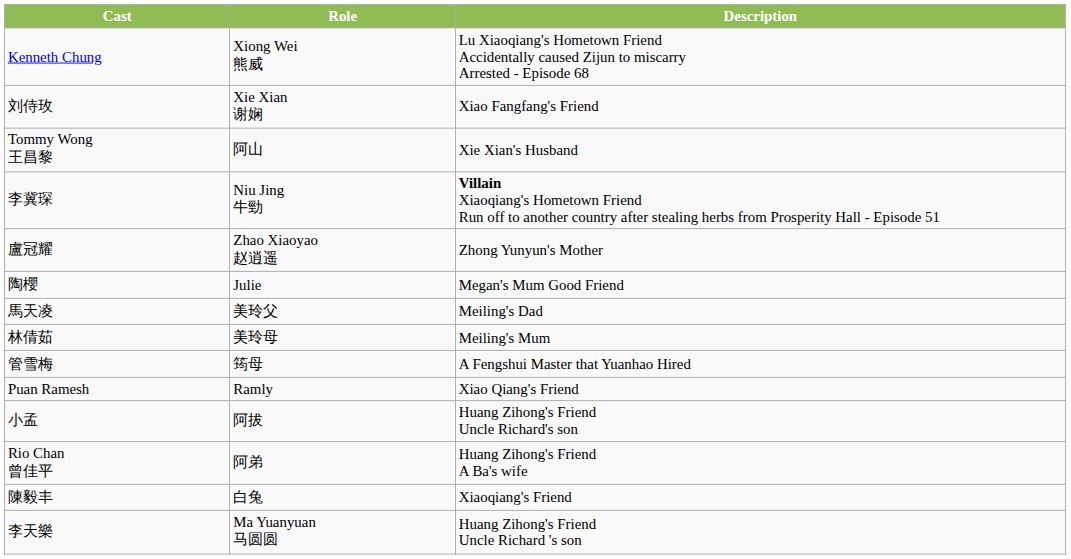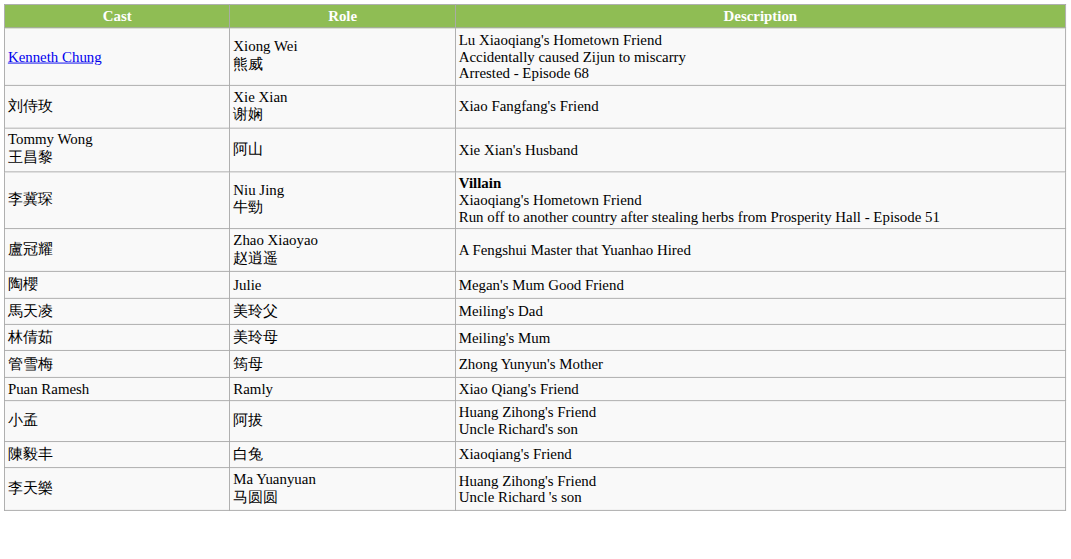(531, 250) Zhong Yunyun's Mother -> (575, 250) A Fengshui Master that Yuanhao Hired
(575, 364) A Fengshui Master that Yuanhao Hired -> (531, 364) Zhong Yunyun's Mother
- row: (36, 461)
